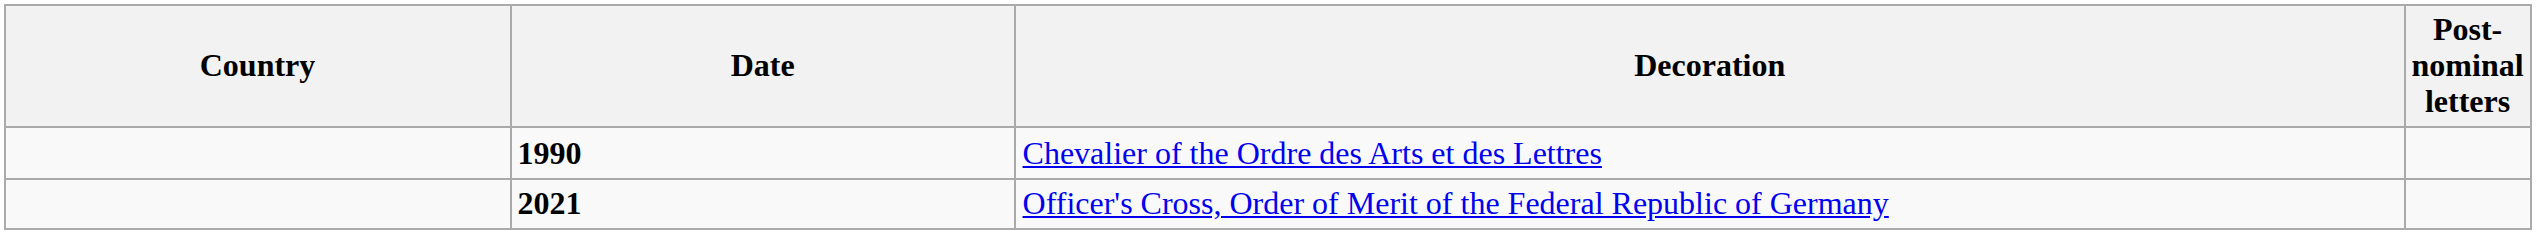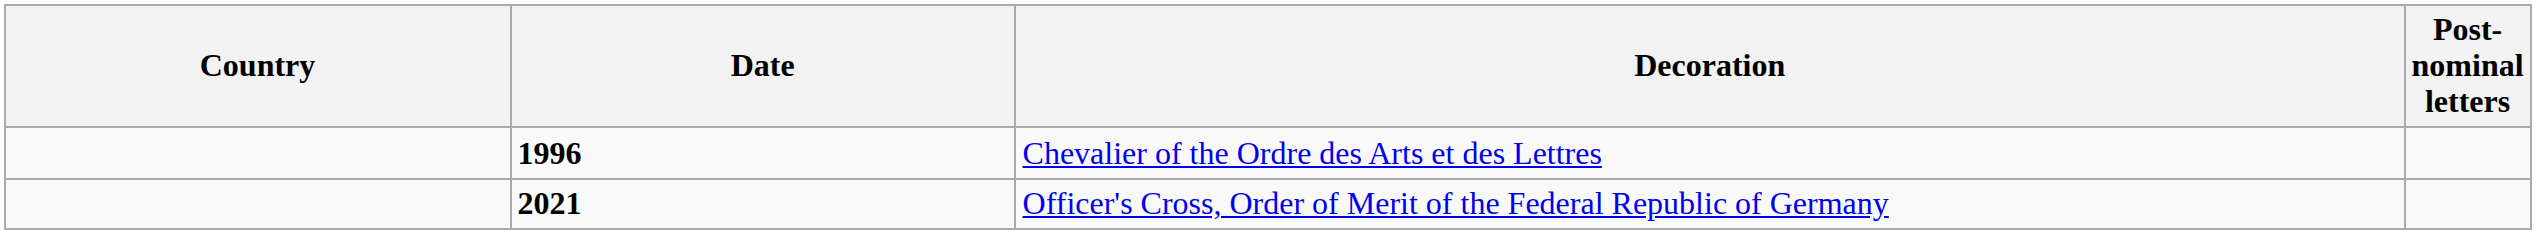(549, 152) 1990 -> (549, 152) 1996
